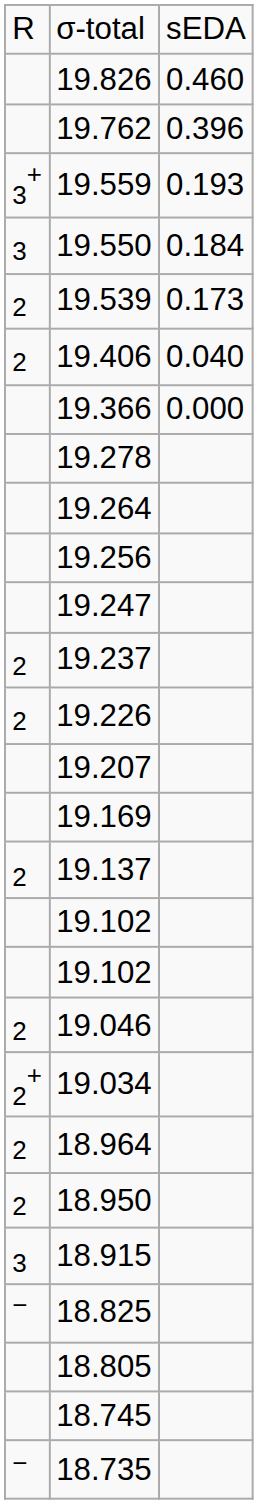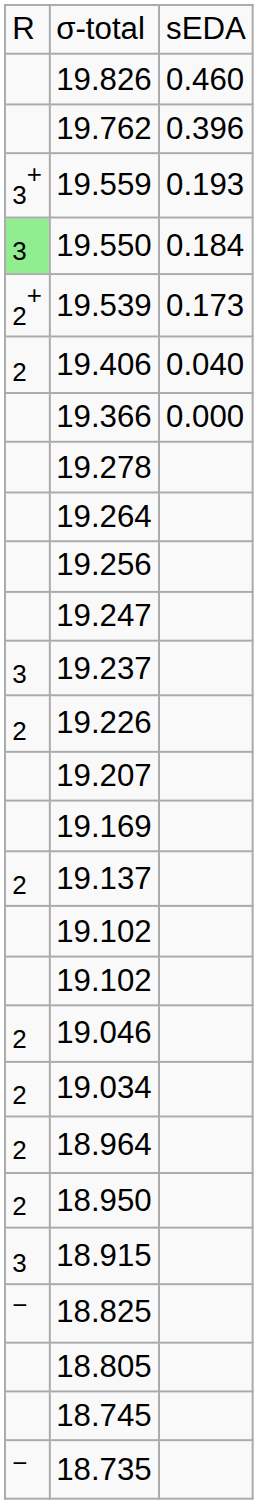(19, 251) no background -> (19, 251) lightgreen background
(19, 307) 2 -> (27, 305) 2+
(19, 666) 2 -> (19, 674) 3
(27, 1085) 2+ -> (19, 1095) 2
